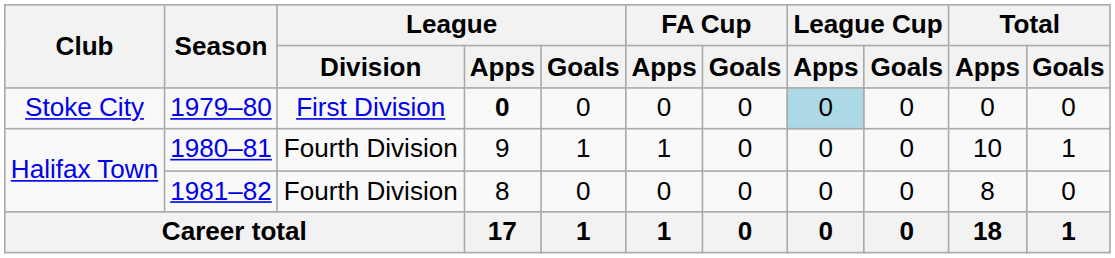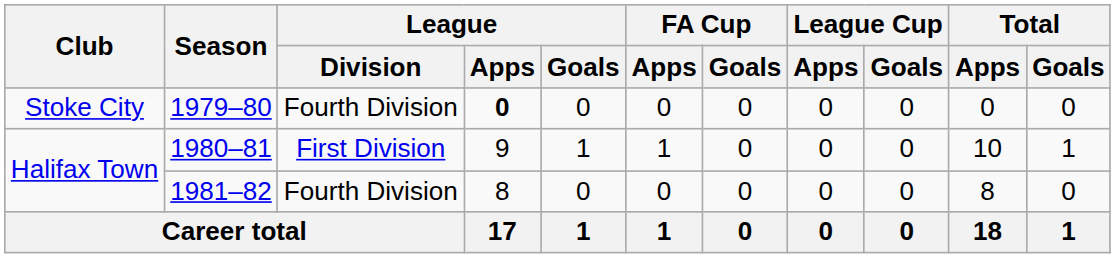(371, 107) First Division -> (371, 107) Fourth Division
(826, 107) lightblue background -> (826, 107) no background
(371, 149) Fourth Division -> (371, 149) First Division
